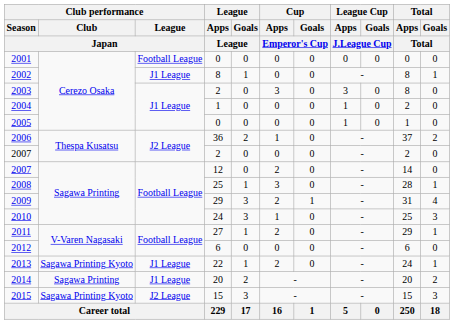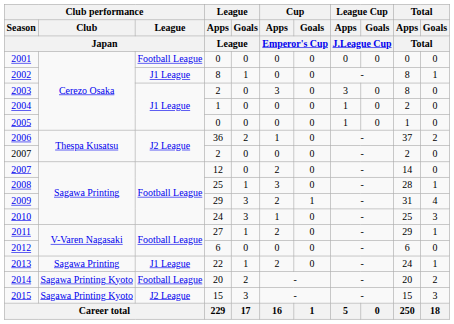(87, 264) Sagawa Printing Kyoto -> (87, 264) Sagawa Printing
(87, 279) Sagawa Printing -> (87, 279) Sagawa Printing Kyoto
(170, 279) J1 League -> (170, 279) Football League
